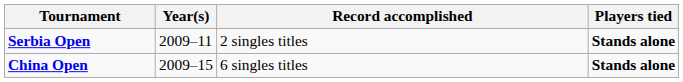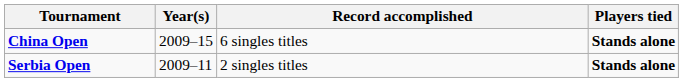rows swapped: (48, 65) <-> (49, 41)
